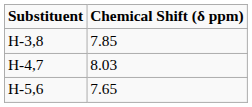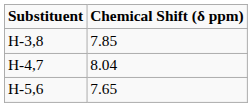(104, 65) 8.03 -> (104, 65) 8.04
